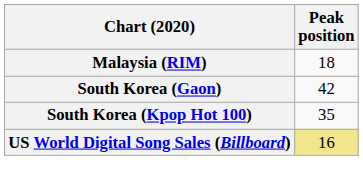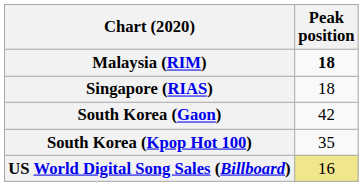(326, 62) normal -> (326, 62) bold
+ row: (149, 89)
